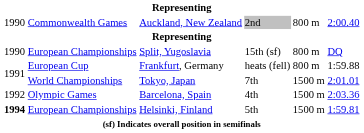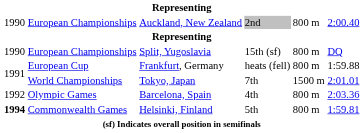(77, 22) Commonwealth Games -> (82, 22) European Championships
(309, 95) 1500 m -> (306, 95) 800 m
(82, 109) European Championships -> (77, 109) Commonwealth Games
(309, 109) 1500 m -> (306, 109) 800 m
